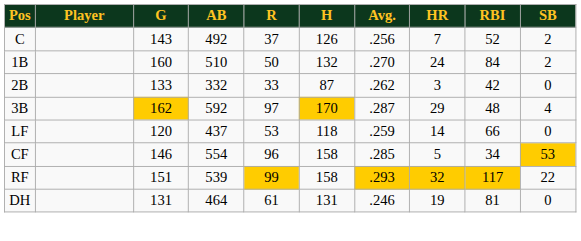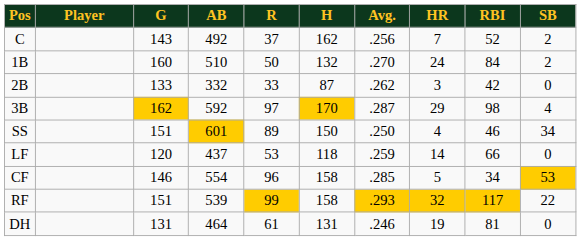(327, 39) 126 -> (327, 39) 162
(493, 108) 48 -> (493, 108) 98
+ row: (20, 131)
